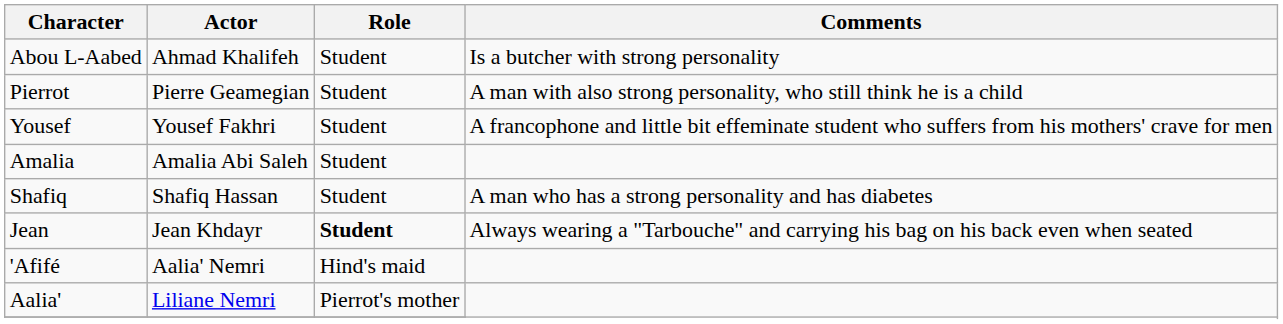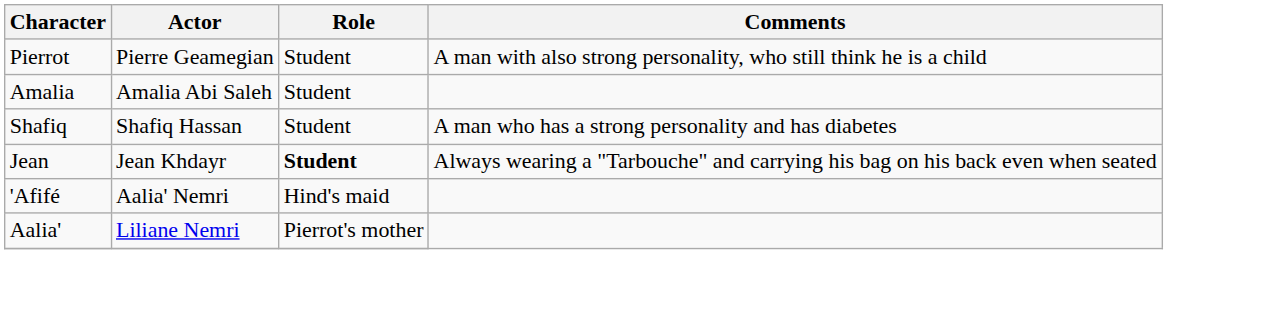- row: (76, 56)
- row: (40, 126)
